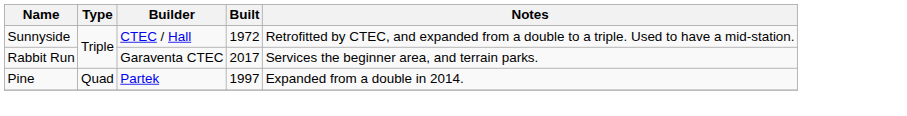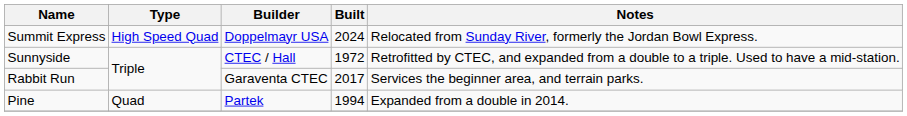+ row: (56, 36)
(244, 79) 1997 -> (350, 100) 1994
